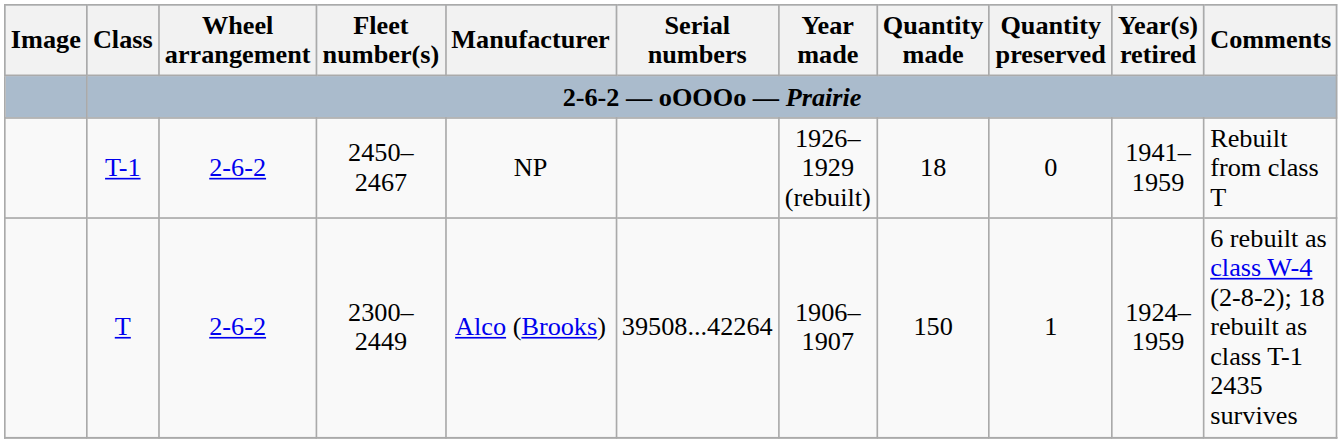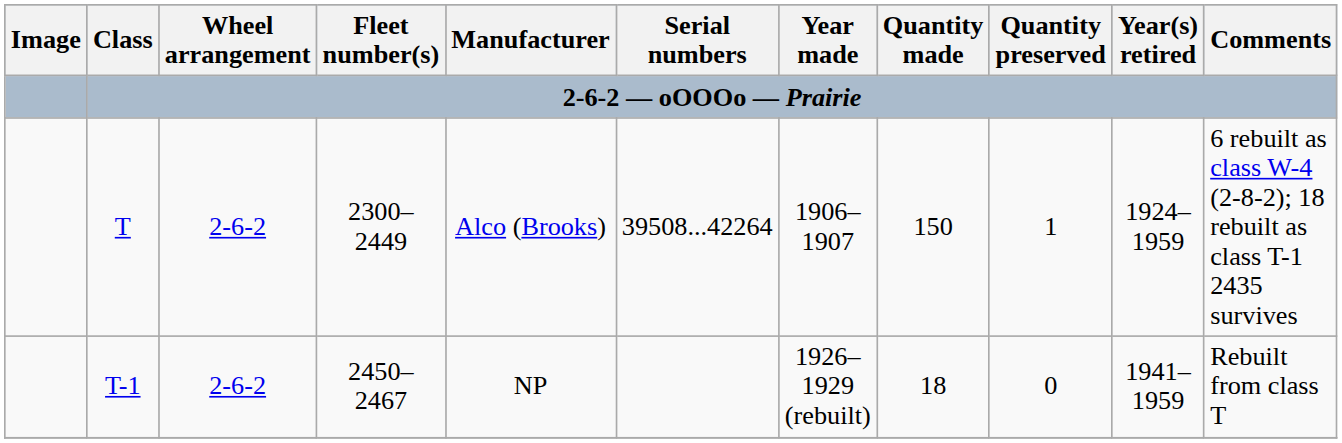rows swapped: (123, 327) <-> (123, 167)
